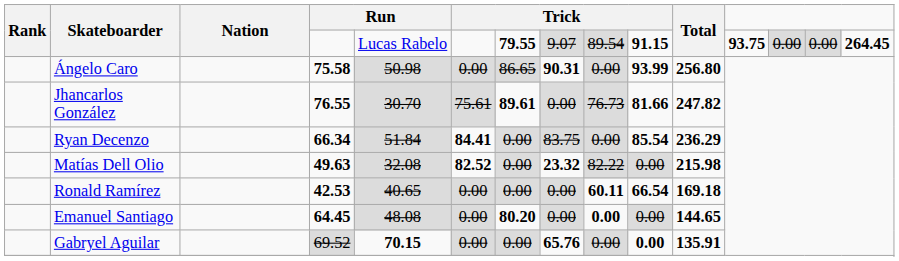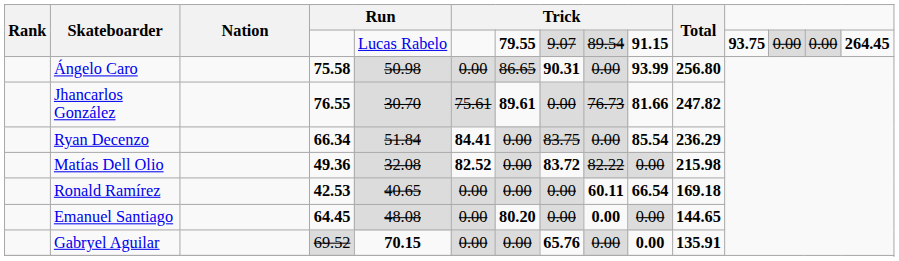(332, 165) 49.63 -> (332, 165) 49.36
(562, 165) 23.32 -> (562, 165) 83.72
